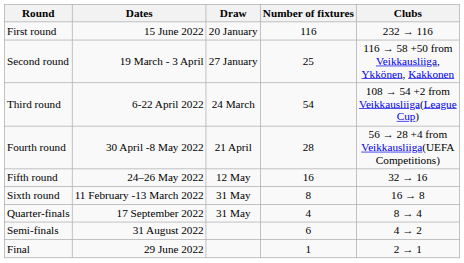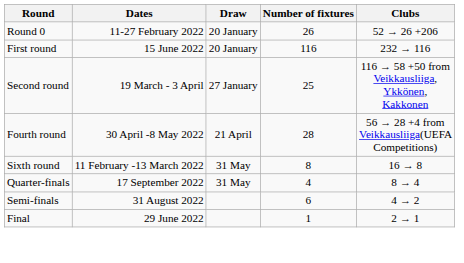+ row: (26, 31)
- row: (34, 104)
- row: (32, 177)
